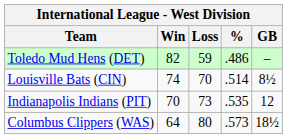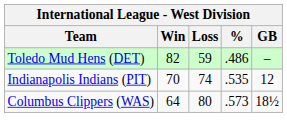- row: (67, 79)
(205, 101) 73 -> (205, 79) 74
